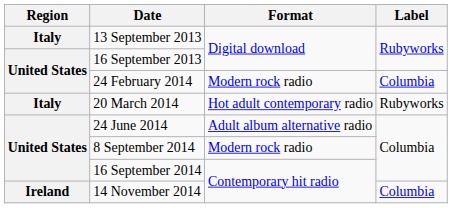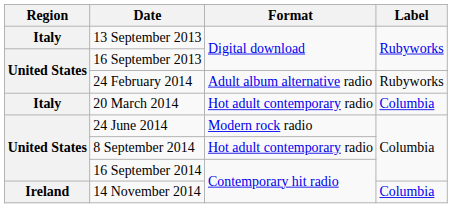(260, 81) Modern rock radio -> (290, 81) Adult album alternative radio
(407, 81) Columbia -> (412, 81) Rubyworks
(412, 103) Rubyworks -> (407, 103) Columbia
(290, 125) Adult album alternative radio -> (260, 125) Modern rock radio
(260, 147) Modern rock radio -> (291, 147) Hot adult contemporary radio
